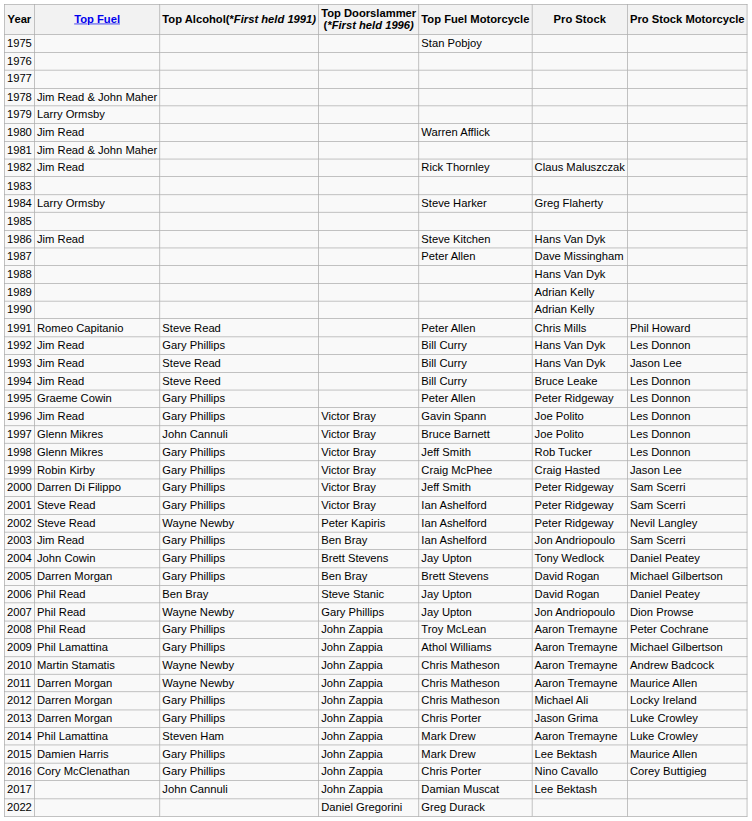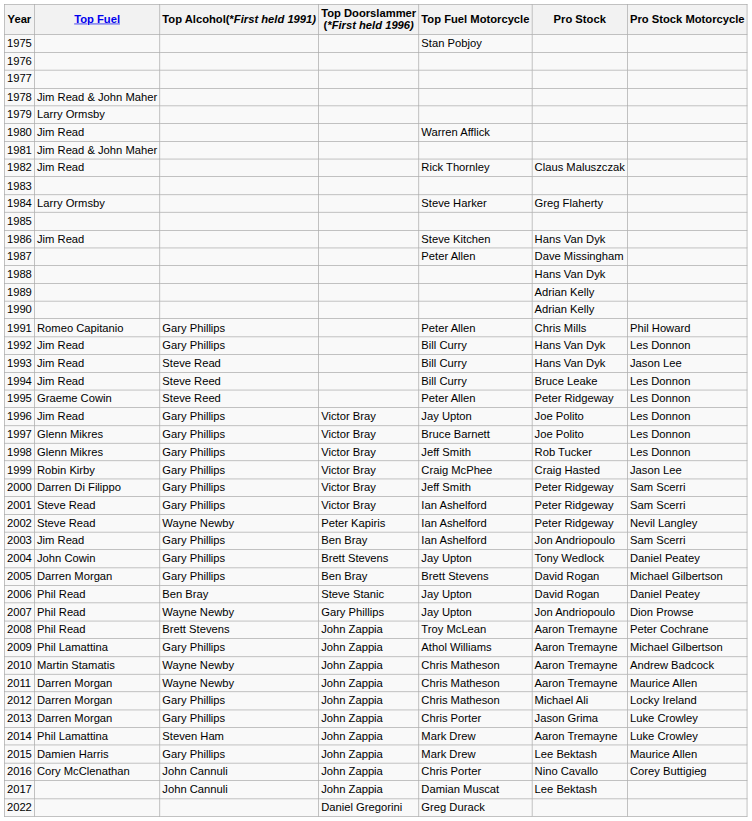(192, 327) Steve Read -> (194, 327) Gary Phillips
(194, 398) Gary Phillips -> (192, 398) Steve Reed
(454, 416) Gavin Spann -> (447, 416) Jay Upton
(195, 434) John Cannuli -> (194, 434) Gary Phillips
(194, 629) Gary Phillips -> (196, 629) Brett Stevens
(194, 772) Gary Phillips -> (195, 772) John Cannuli
